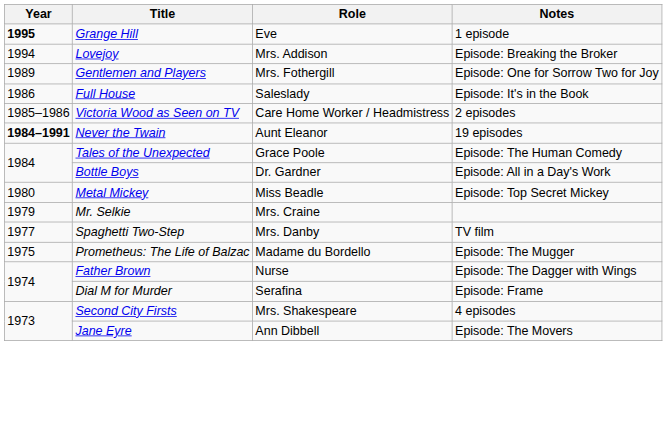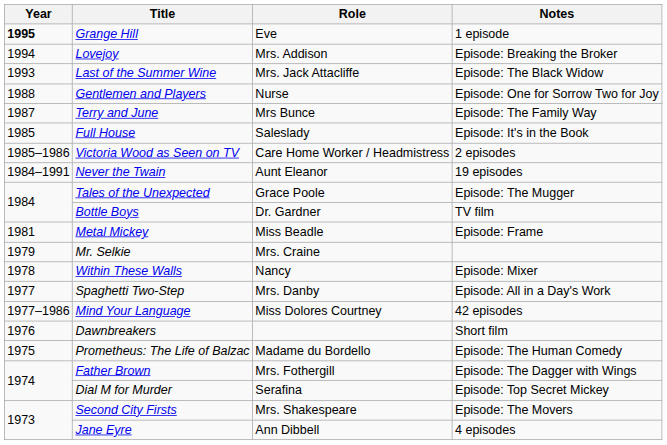+ row: (146, 73)
(21, 73) 1989 -> (21, 93) 1988
(295, 73) Mrs. Fothergill -> (272, 93) Nurse
+ row: (117, 113)
(21, 93) 1986 -> (21, 133) 1985
(39, 133) bold -> (39, 172) normal
(539, 152) Episode: The Human Comedy -> (515, 192) Episode: The Mugger
(533, 172) Episode: All in a Day's Work -> (474, 212) TV film
(21, 192) 1980 -> (21, 232) 1981
(532, 192) Episode: Top Secret Mickey -> (499, 232) Episode: Frame
+ row: (129, 271)
(474, 232) TV film -> (533, 291) Episode: All in a Day's Work
+ row: (133, 311)
+ row: (116, 331)
(515, 251) Episode: The Mugger -> (539, 350) Episode: The Human Comedy
(272, 271) Nurse -> (295, 370) Mrs. Fothergill
(499, 291) Episode: Frame -> (532, 390) Episode: Top Secret Mickey
(485, 311) 4 episodes -> (514, 410) Episode: The Movers
(514, 331) Episode: The Movers -> (485, 430) 4 episodes
